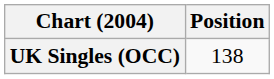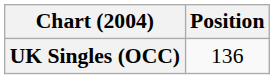(227, 55) 138 -> (227, 55) 136
